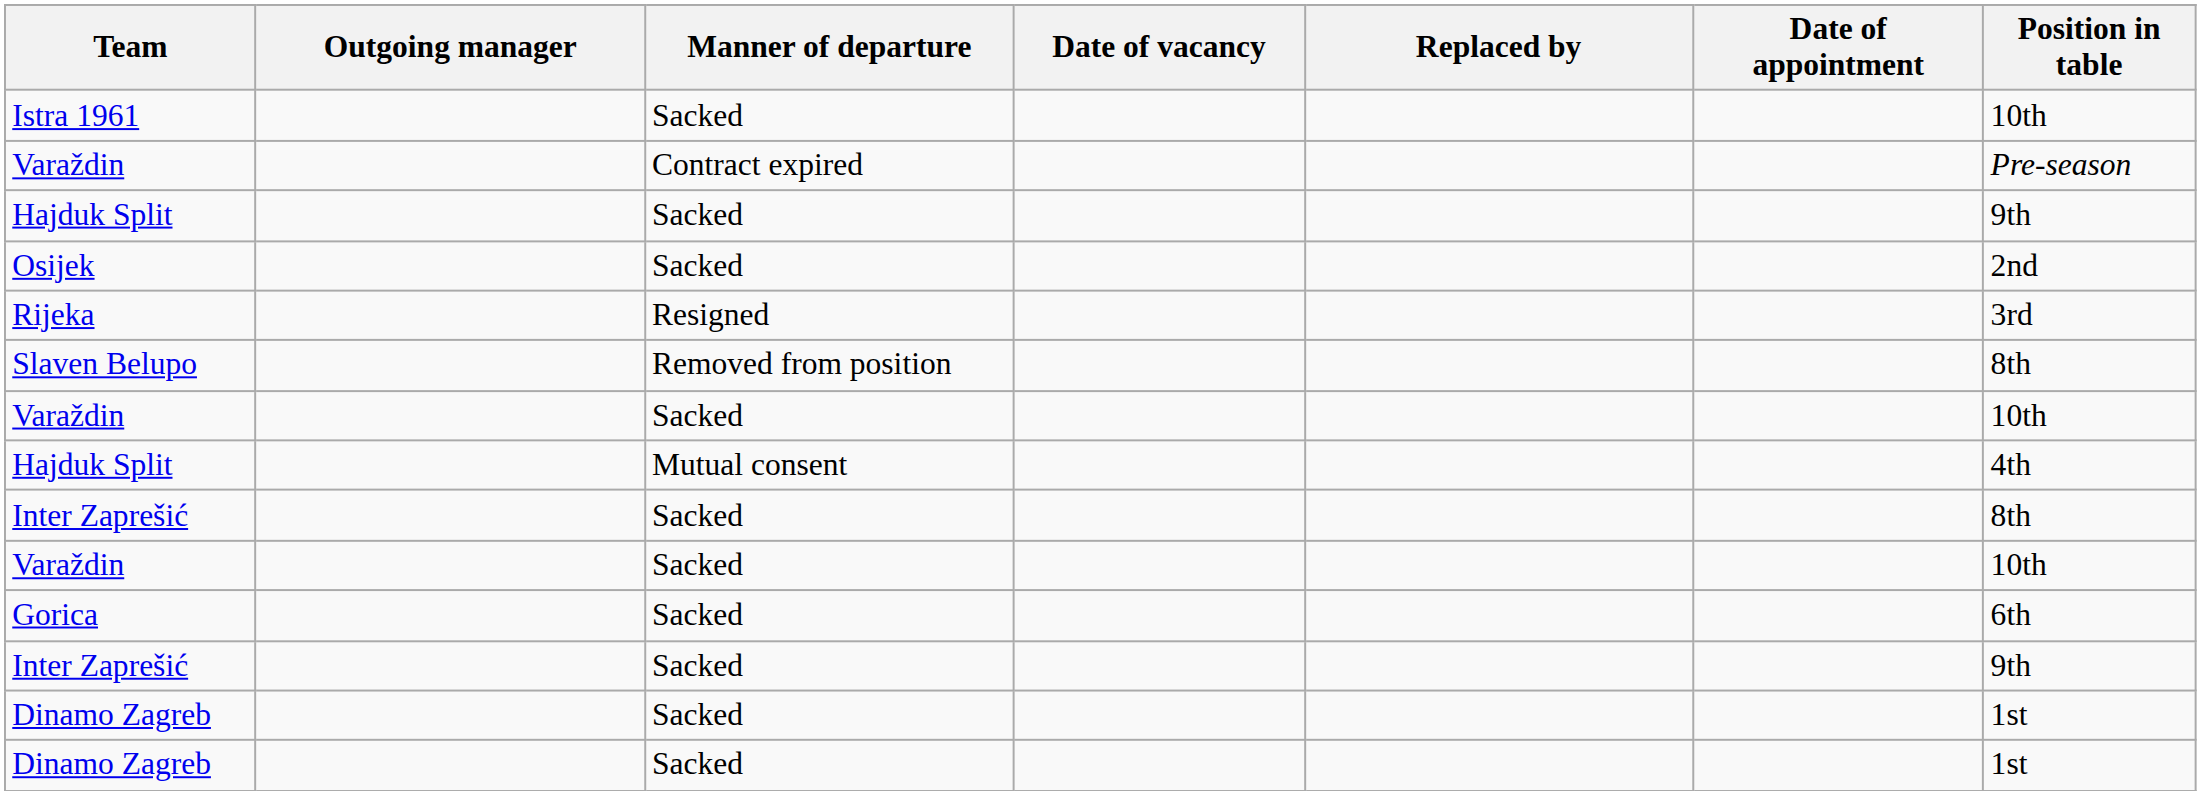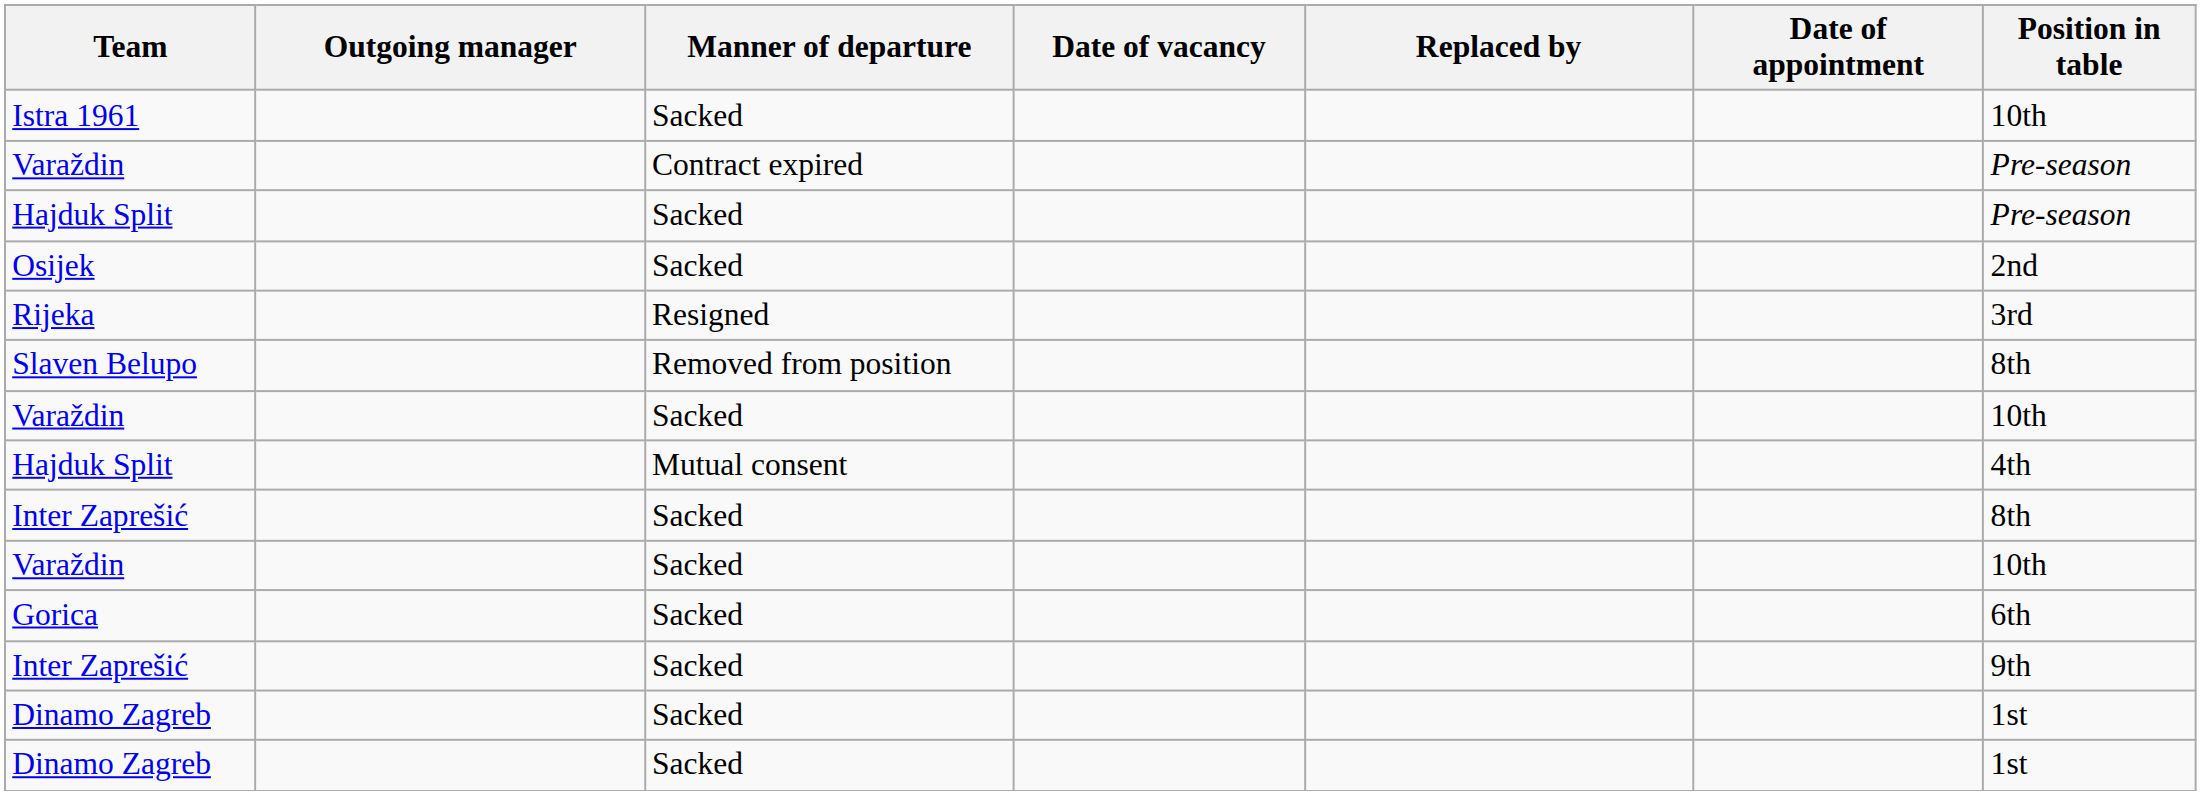(2011, 214) 9th -> (2061, 214) Pre-season
